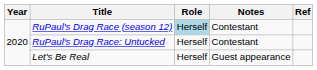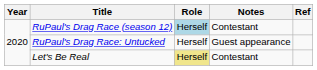(235, 42) Contestant -> (251, 42) Guest appearance
(192, 57) no background -> (192, 57) khaki background
(251, 57) Guest appearance -> (235, 57) Contestant
